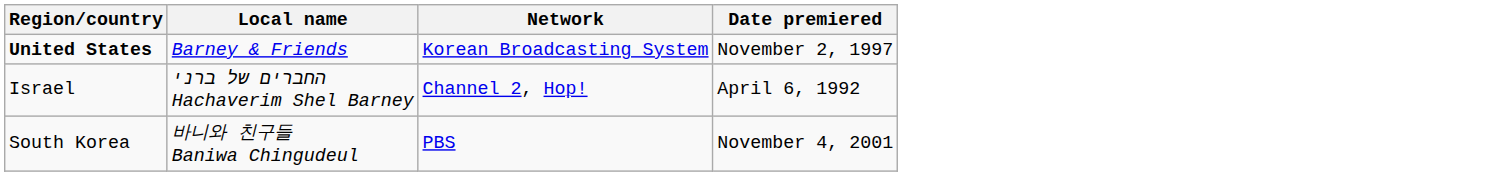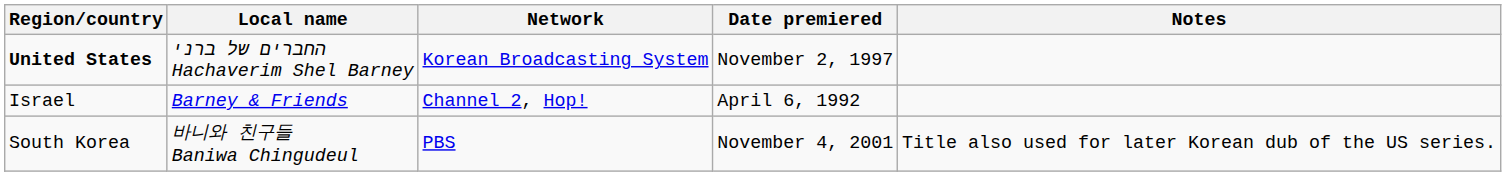+ column: (1199, 20)
(260, 50) Barney & Friends -> (293, 60) החברים של ברני Hachaverim Shel Barney
(293, 90) החברים של ברני Hachaverim Shel Barney -> (260, 101) Barney & Friends
